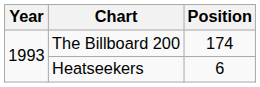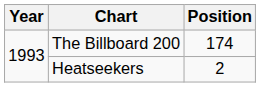(220, 69) 6 -> (220, 69) 2
